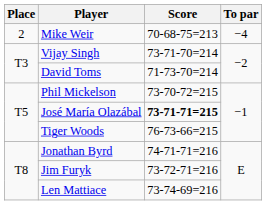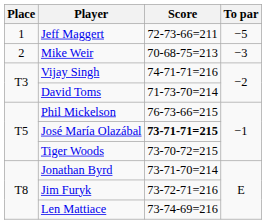+ row: (72, 33)
(241, 33) −4 -> (241, 53) −3
(183, 53) 73-71-70=214 -> (183, 72) 74-71-71=216
(183, 92) 73-70-72=215 -> (183, 111) 76-73-66=215
(183, 131) 76-73-66=215 -> (183, 151) 73-70-72=215
(183, 151) 74-71-71=216 -> (183, 170) 73-71-70=214
